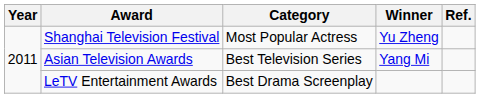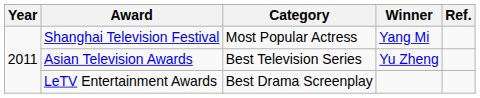(409, 37) Yu Zheng -> (404, 37) Yang Mi
(404, 59) Yang Mi -> (409, 59) Yu Zheng
